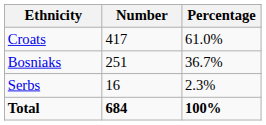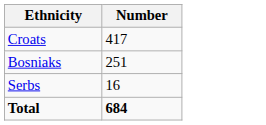- column: (221, 16)
